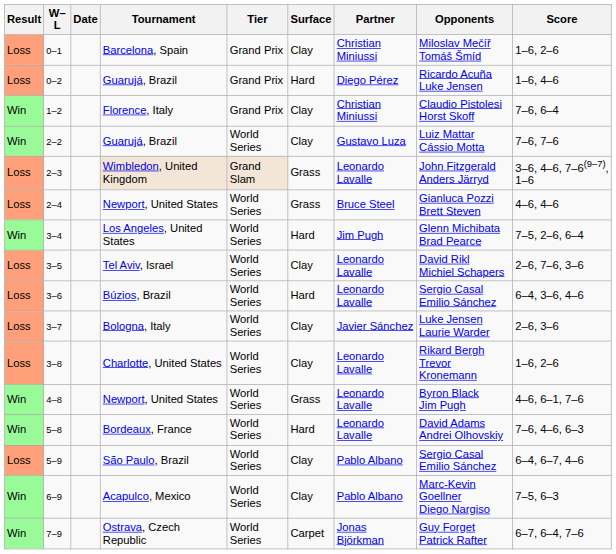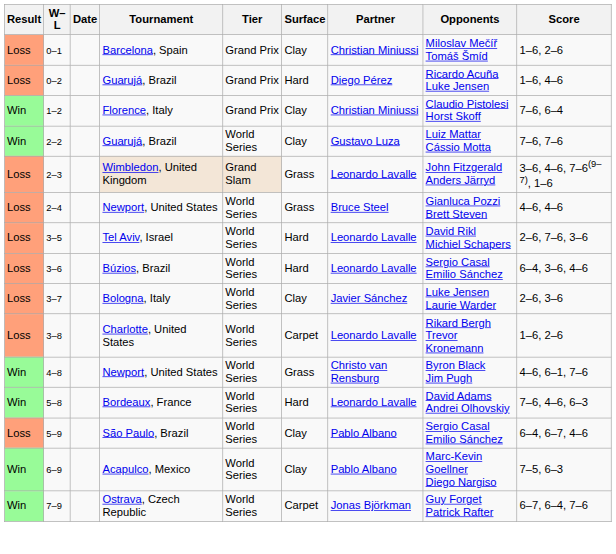- row: (54, 235)
(302, 265) Clay -> (297, 238) Hard
(302, 362) Clay -> (301, 335) Carpet
(360, 399) Leonardo Lavalle -> (359, 372) Christo van Rensburg
